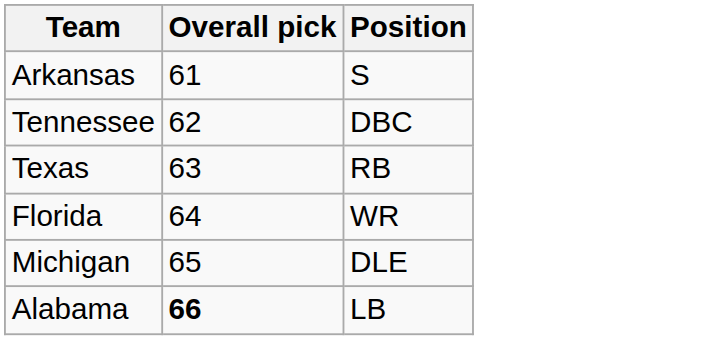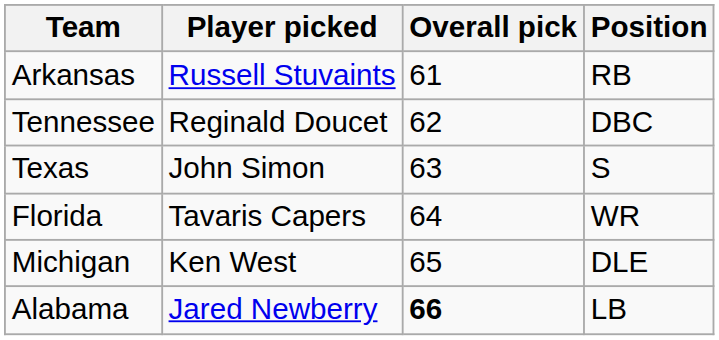+ column: (282, 27)
(360, 74) S -> (611, 74) RB
(371, 168) RB -> (601, 168) S
